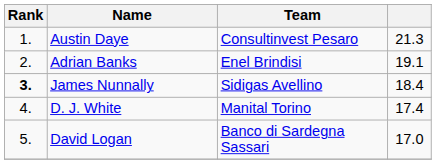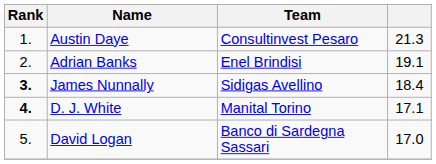(26, 108) normal -> (26, 108) bold
(409, 108) 17.4 -> (409, 108) 17.1
